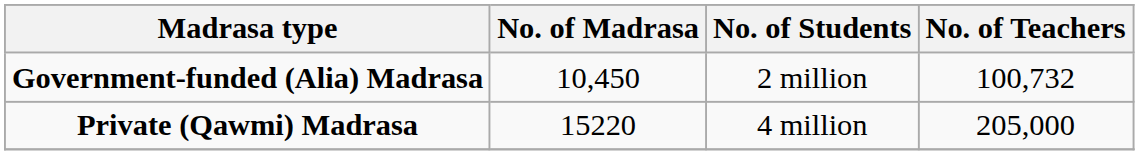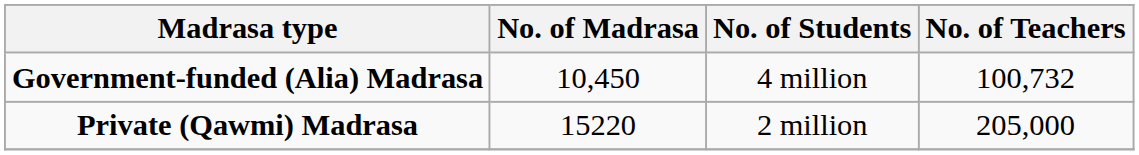(812, 76) 2 million -> (812, 76) 4 million
(812, 125) 4 million -> (812, 125) 2 million
